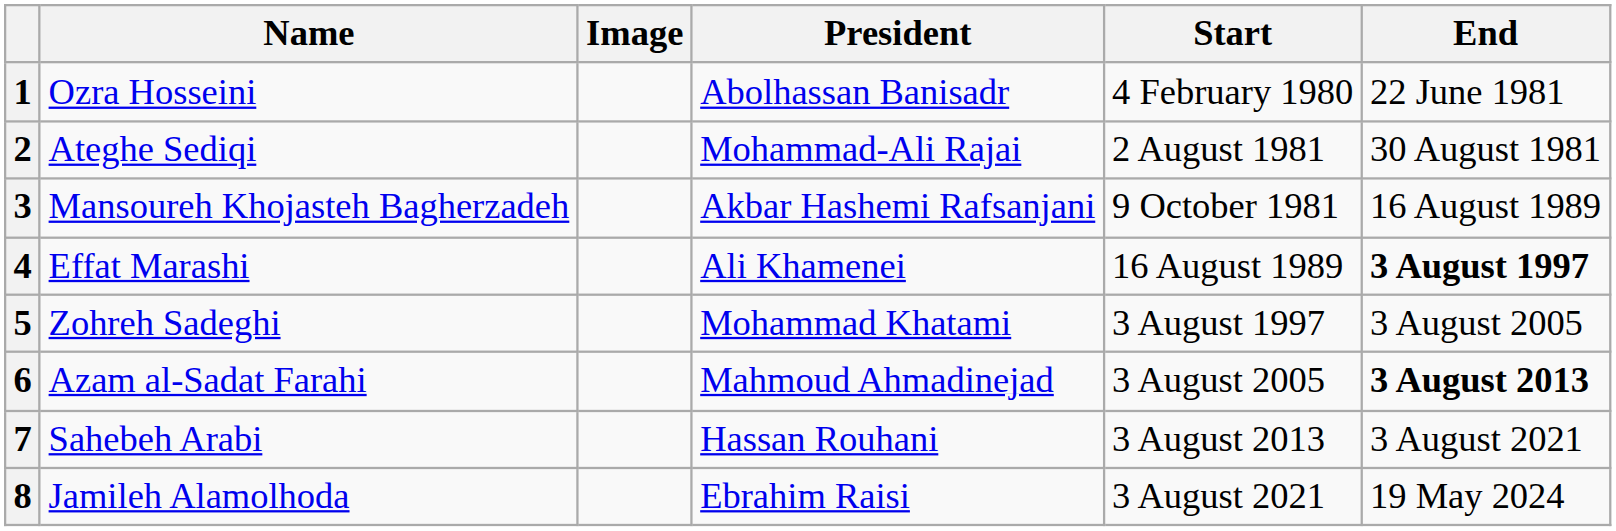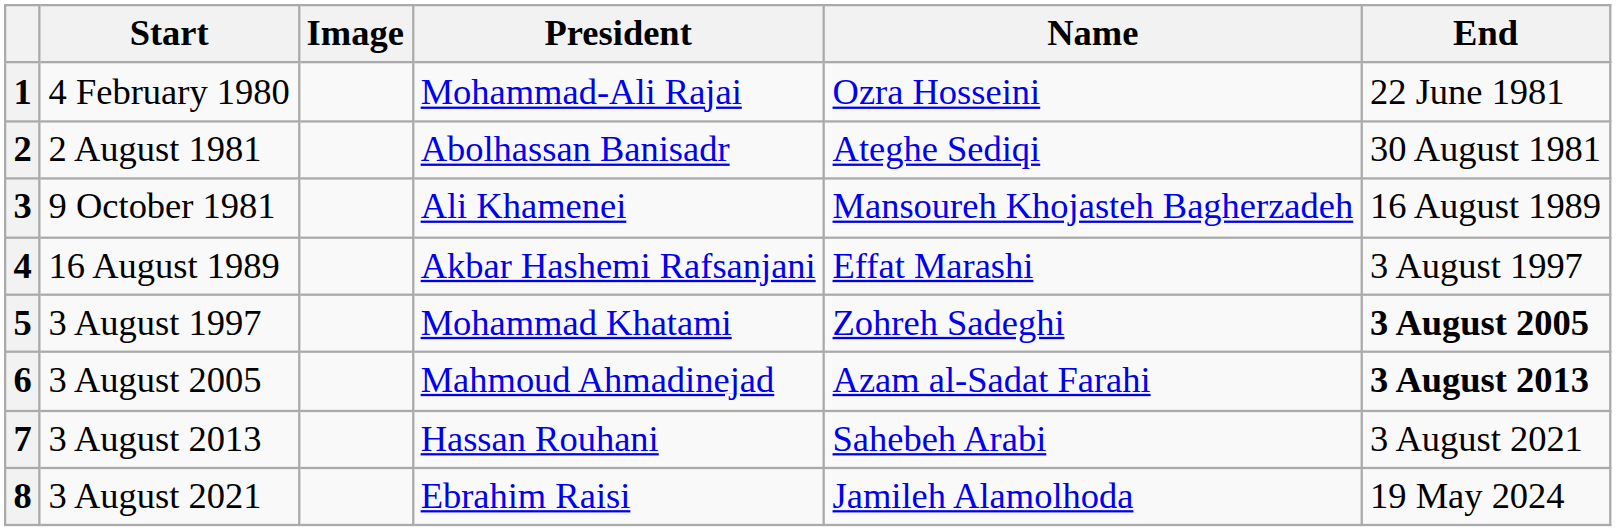columns swapped: (309, 33) <-> (1233, 33)
(855, 91) Abolhassan Banisadr -> (581, 91) Mohammad-Ali Rajai
(861, 149) Mohammad-Ali Rajai -> (575, 149) Abolhassan Banisadr
(898, 206) Akbar Hashemi Rafsanjani -> (523, 206) Ali Khamenei
(803, 264) Ali Khamenei -> (618, 264) Akbar Hashemi Rafsanjani
(1480, 264) bold -> (1476, 264) normal
(1476, 322) normal -> (1480, 322) bold
